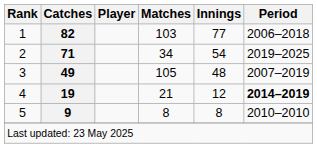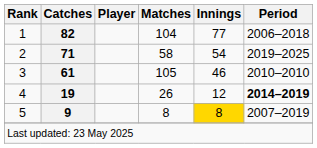(166, 34) 103 -> (166, 34) 104
(166, 53) 34 -> (166, 53) 58
(68, 73) 49 -> (68, 73) 61
(219, 73) 48 -> (219, 73) 46
(278, 73) 2007–2019 -> (278, 73) 2010–2010
(166, 93) 21 -> (166, 93) 26
(219, 113) no background -> (219, 113) gold background
(278, 113) 2010–2010 -> (278, 113) 2007–2019
